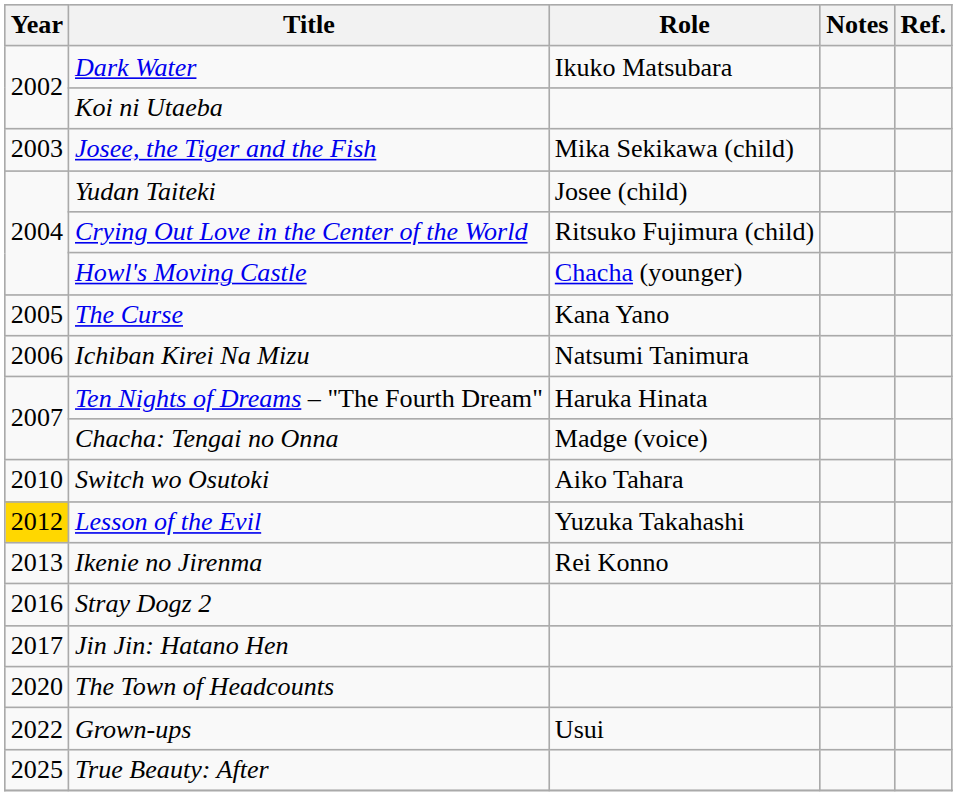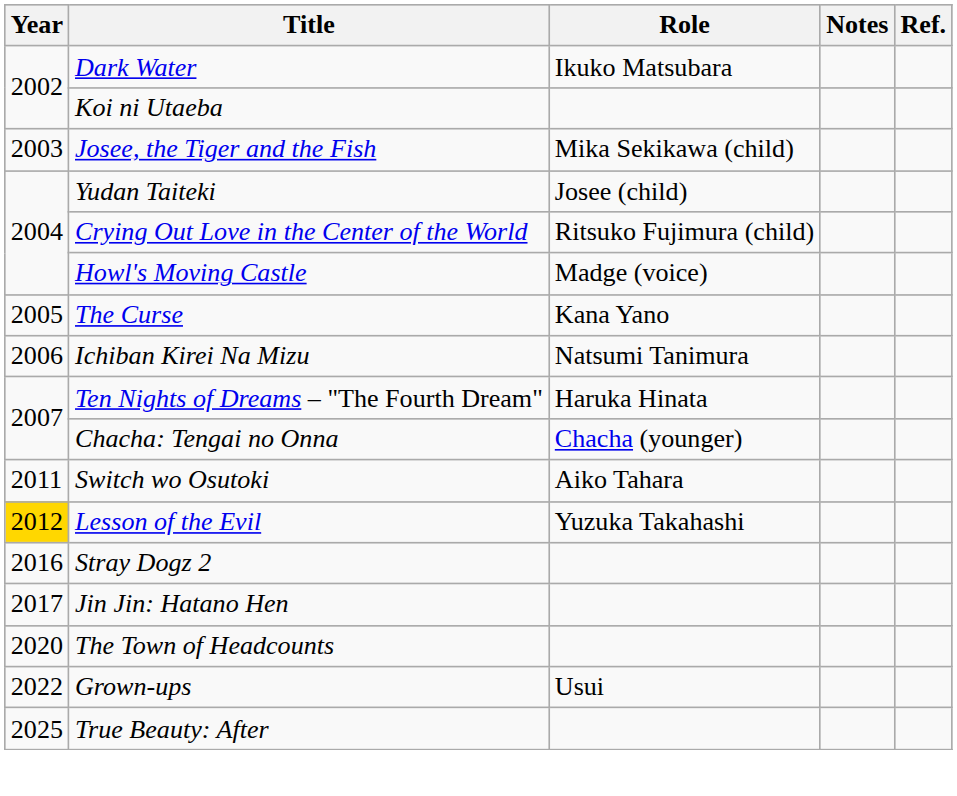(649, 273) Chacha (younger) -> (631, 273) Madge (voice)
(631, 438) Madge (voice) -> (649, 438) Chacha (younger)
(37, 480) 2010 -> (36, 480) 2011
- row: (169, 562)
